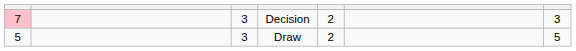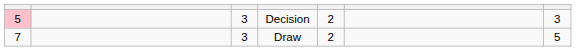(18, 18) 7 -> (18, 18) 5
(18, 37) 5 -> (18, 37) 7
